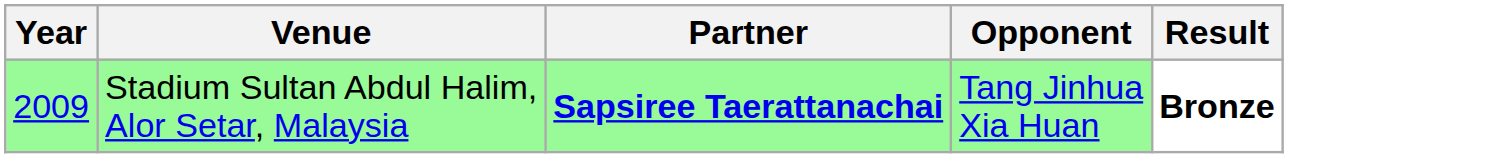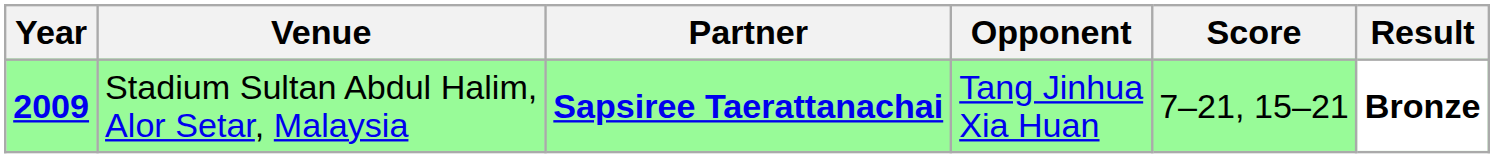+ column: (1254, 33)
(51, 105) normal -> (51, 105) bold
